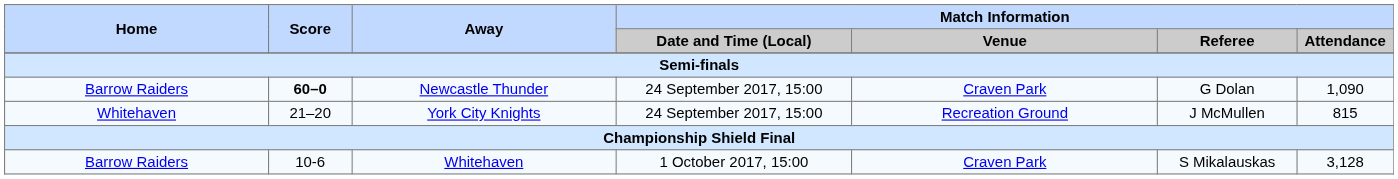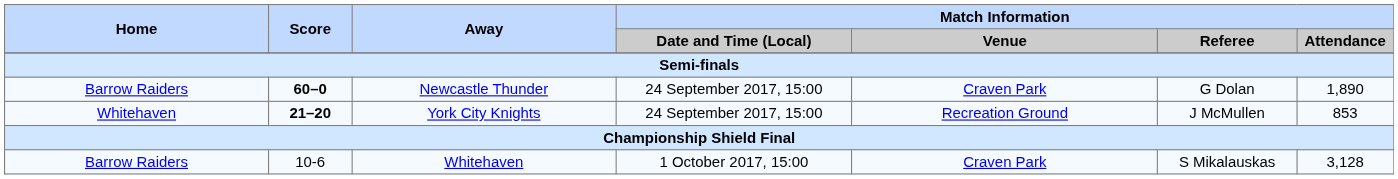(1345, 89) 1,090 -> (1345, 89) 1,890
(310, 113) normal -> (310, 113) bold
(1345, 113) 815 -> (1345, 113) 853
